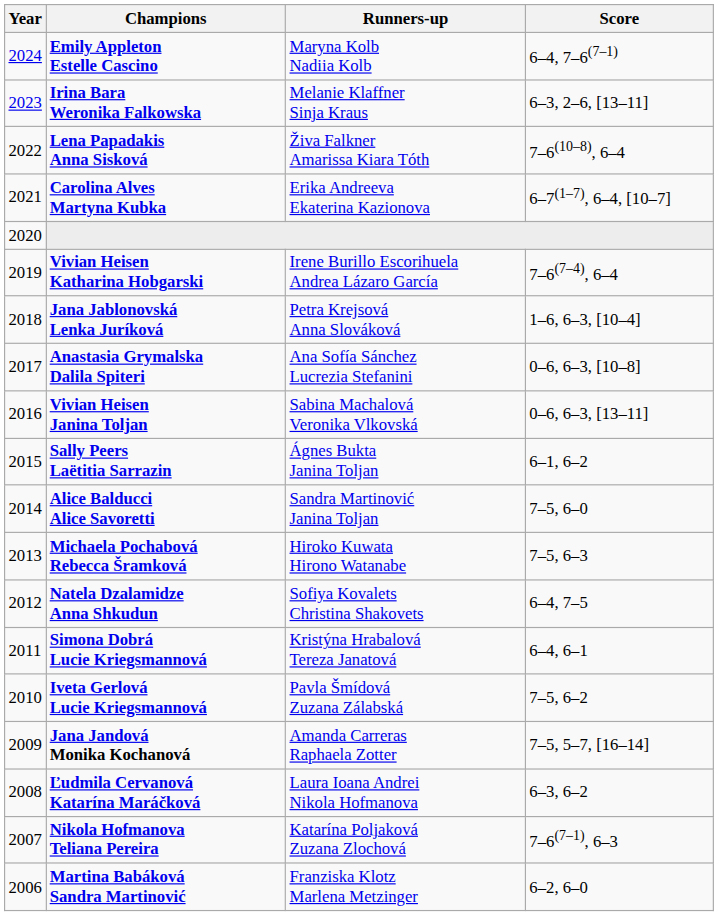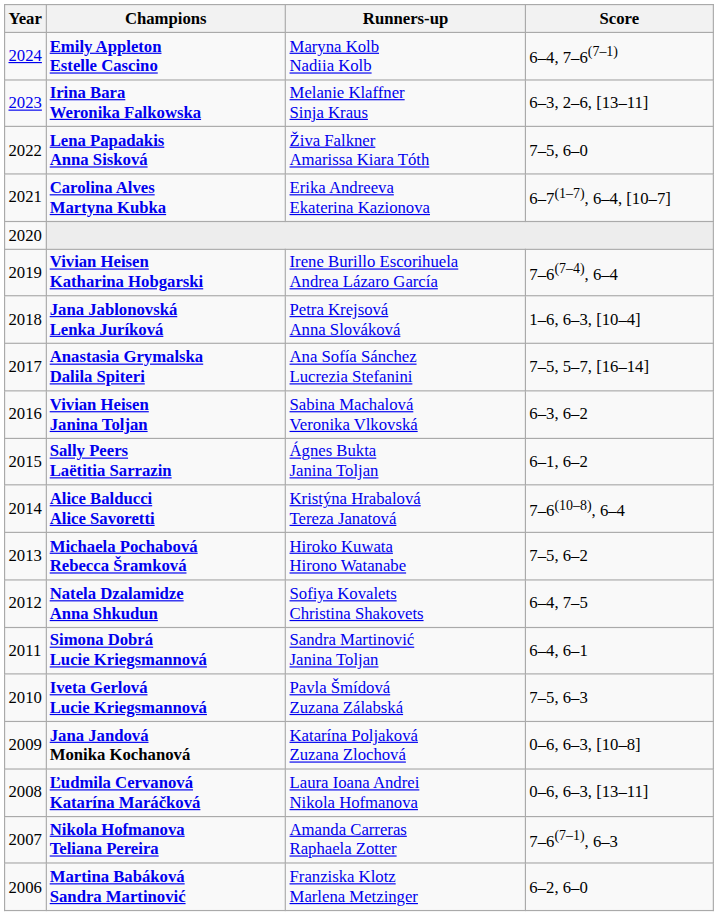(577, 150) 7–6(10–8), 6–4 -> (559, 150) 7–5, 6–0
(585, 367) 0–6, 6–3, [10–8] -> (589, 367) 7–5, 5–7, [16–14]
(589, 414) 0–6, 6–3, [13–11] -> (559, 414) 6–3, 6–2
(352, 509) Sandra Martinović Janina Toljan -> (355, 509) Kristýna Hrabalová Tereza Janatová
(559, 509) 7–5, 6–0 -> (577, 509) 7–6(10–8), 6–4
(559, 556) 7–5, 6–3 -> (559, 556) 7–5, 6–2
(355, 650) Kristýna Hrabalová Tereza Janatová -> (352, 650) Sandra Martinović Janina Toljan
(559, 698) 7–5, 6–2 -> (559, 698) 7–5, 6–3
(348, 745) Amanda Carreras Raphaela Zotter -> (354, 745) Katarína Poljaková Zuzana Zlochová
(589, 745) 7–5, 5–7, [16–14] -> (585, 745) 0–6, 6–3, [10–8]
(559, 792) 6–3, 6–2 -> (589, 792) 0–6, 6–3, [13–11]
(354, 839) Katarína Poljaková Zuzana Zlochová -> (348, 839) Amanda Carreras Raphaela Zotter
